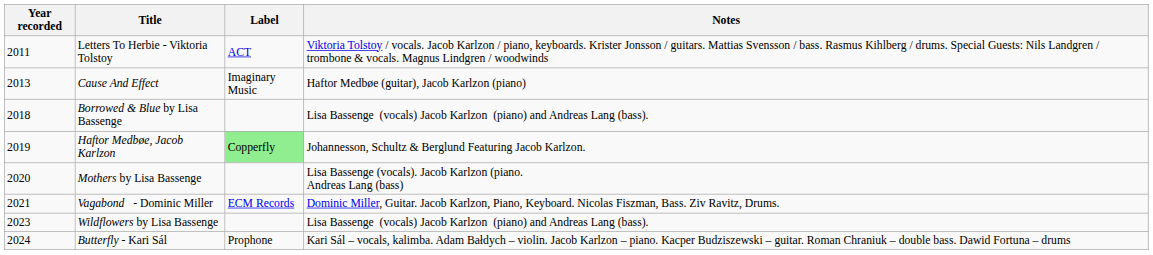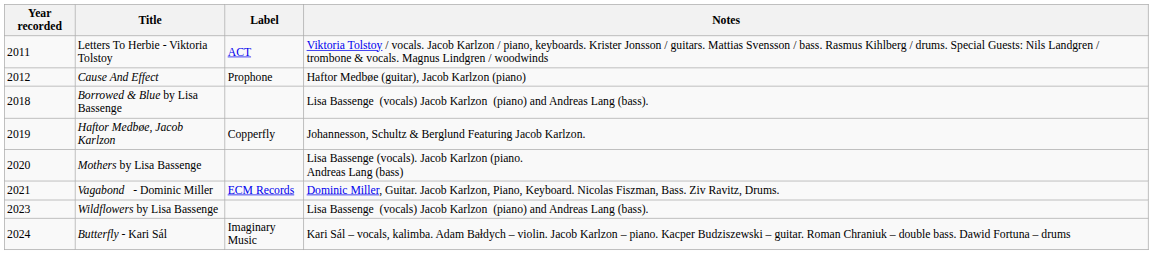(19, 83) 2013 -> (19, 77) 2012
(252, 83) Imaginary Music -> (250, 77) Prophone
(251, 146) lightgreen background -> (251, 133) no background
(250, 240) Prophone -> (252, 234) Imaginary Music
